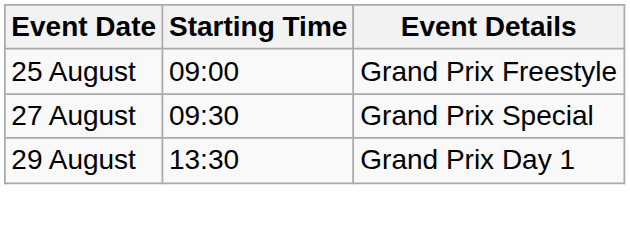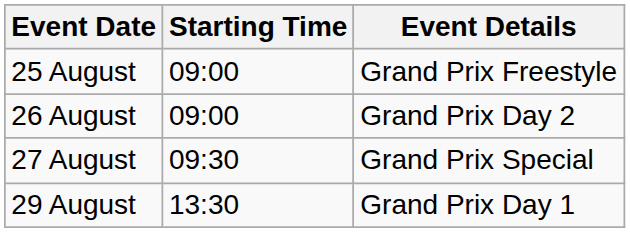+ row: (74, 115)
